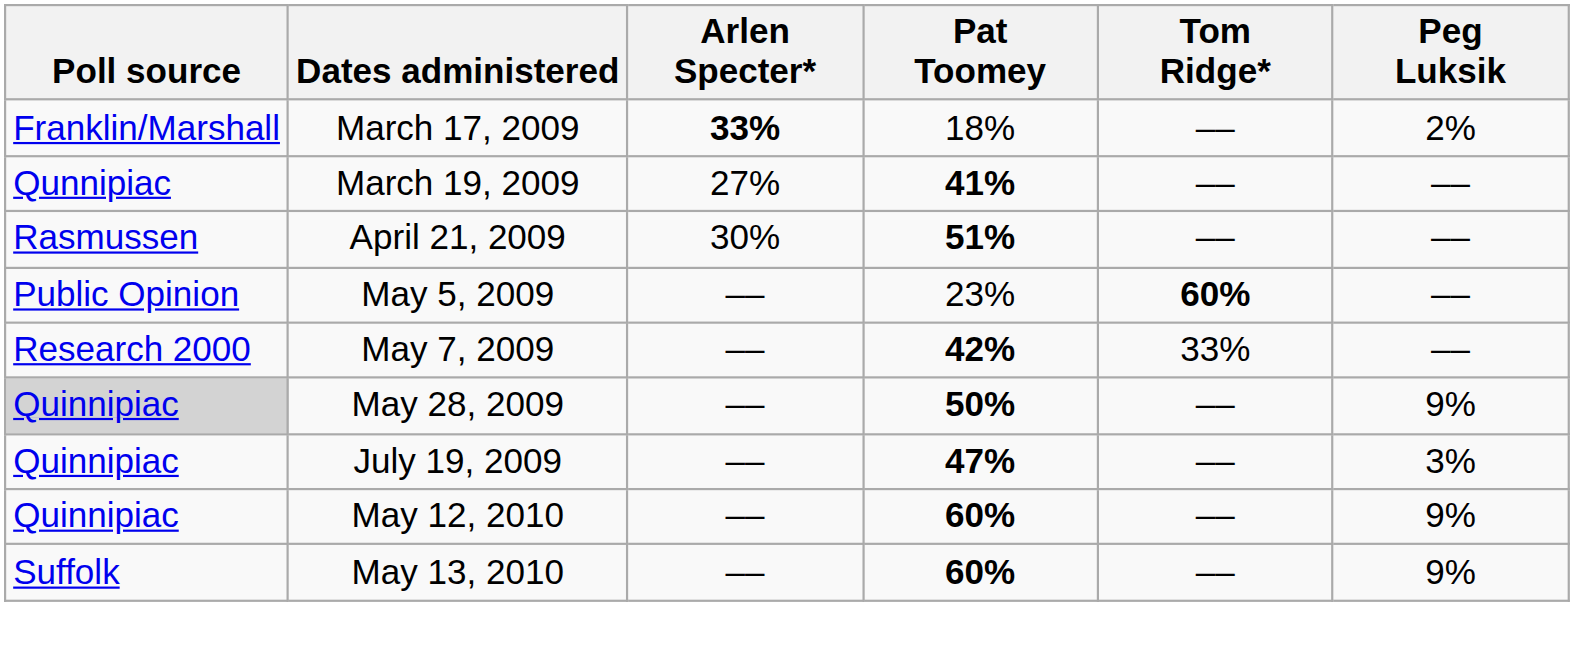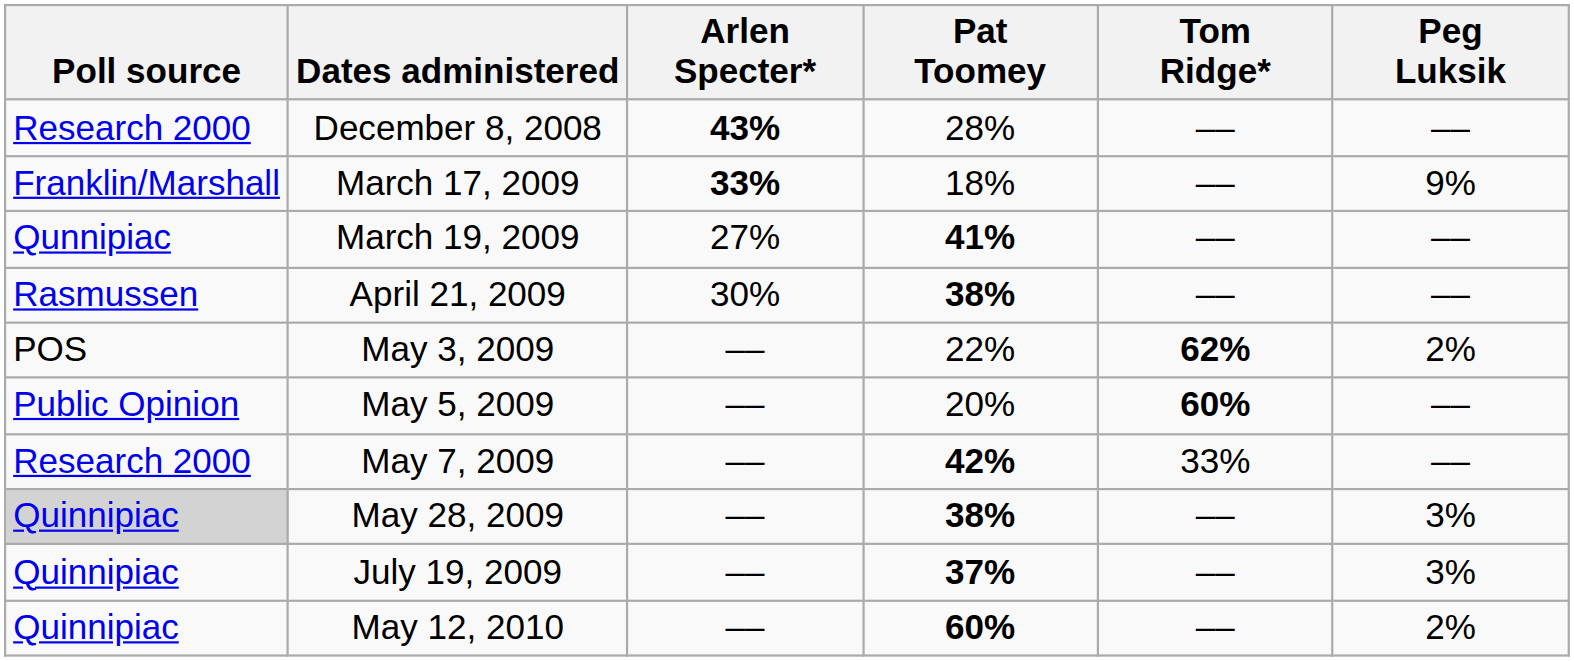+ row: (458, 127)
(1450, 127) 2% -> (1450, 182) 9%
(980, 238) 51% -> (980, 293) 38%
+ row: (458, 349)
(980, 293) 23% -> (980, 405) 20%
(980, 405) 50% -> (980, 516) 38%
(1450, 405) 9% -> (1450, 516) 3%
(980, 460) 47% -> (980, 571) 37%
(1450, 516) 9% -> (1450, 627) 2%
- row: (458, 571)
